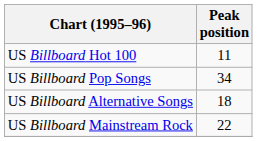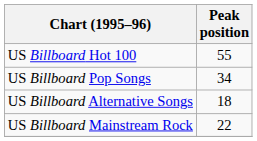(224, 55) 11 -> (224, 55) 55
